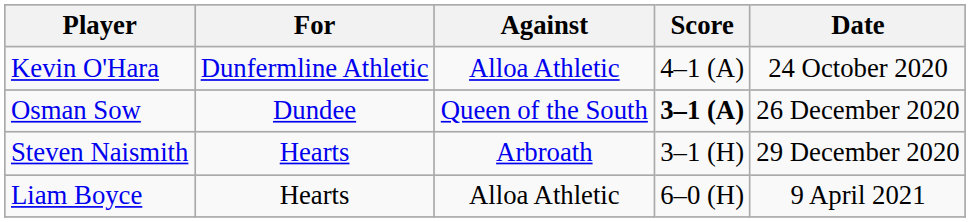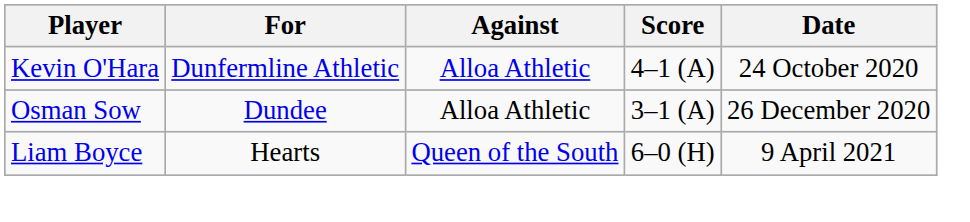(544, 110) Queen of the South -> (515, 110) Alloa Athletic
(702, 110) bold -> (673, 110) normal
- row: (100, 152)
(544, 195) Alloa Athletic -> (515, 152) Queen of the South
